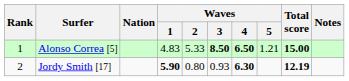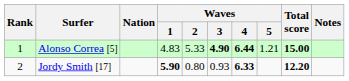(220, 48) 8.50 -> (220, 48) 4.90
(244, 48) 6.50 -> (244, 48) 6.44
(244, 66) 6.30 -> (244, 66) 6.33
(297, 66) 12.19 -> (297, 66) 12.20
